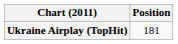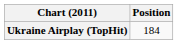(151, 30) 181 -> (151, 30) 184
